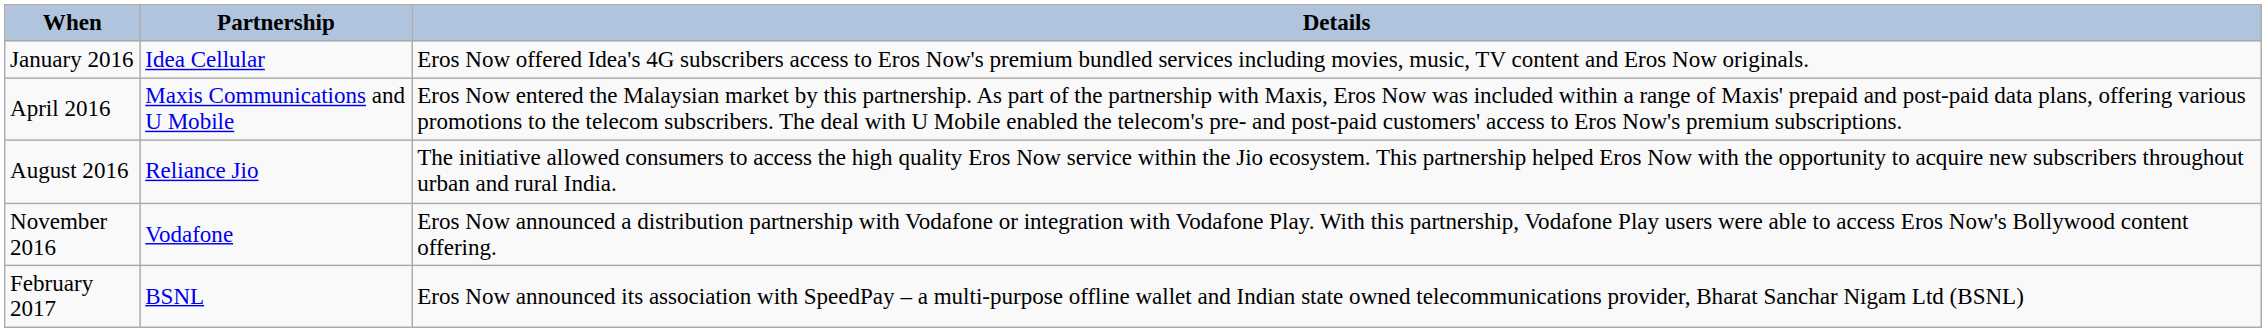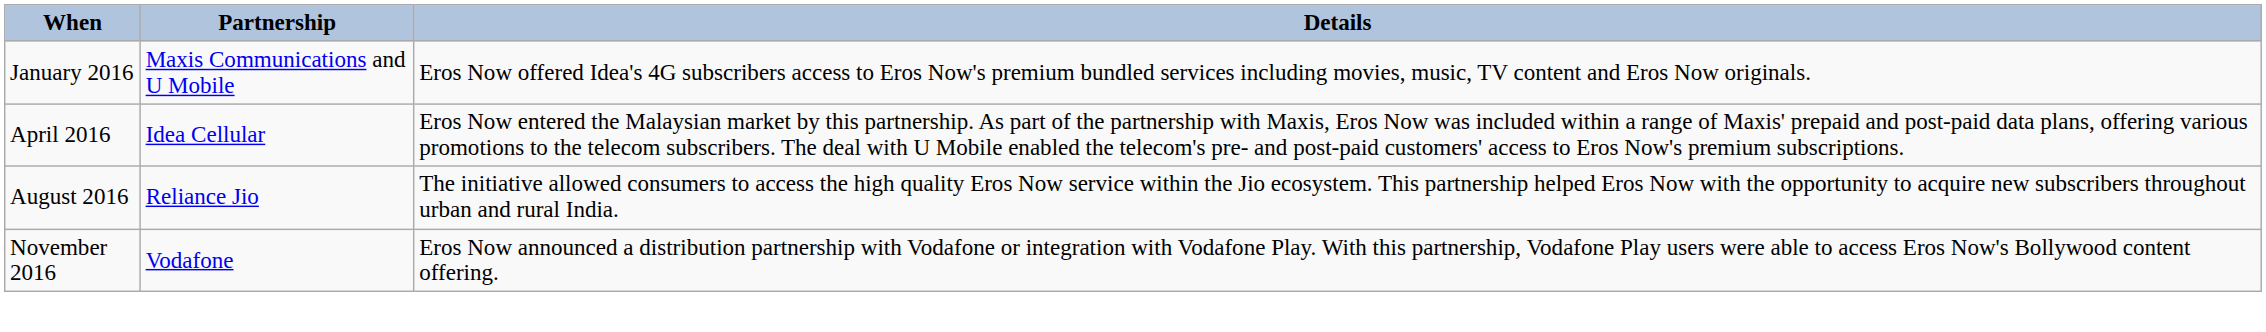(205, 59) Idea Cellular -> (276, 72) Maxis Communications and U Mobile
(275, 108) Maxis Communications and U Mobile -> (205, 134) Idea Cellular
- row: (52, 296)
